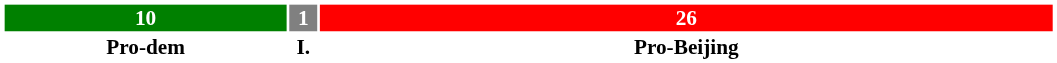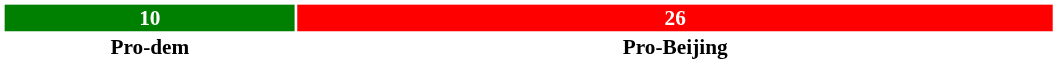- column: (303, 17)
